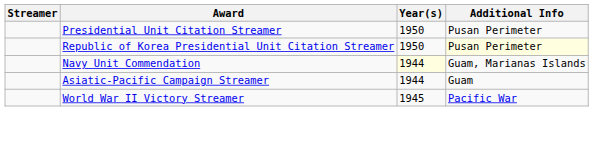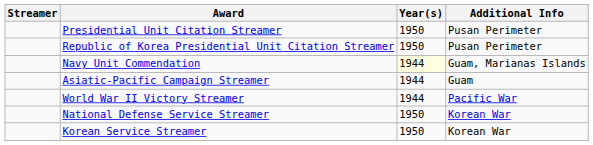(495, 47) lightyellow background -> (495, 47) no background
(412, 98) 1945 -> (412, 98) 1944
+ row: (166, 115)
+ row: (134, 132)
